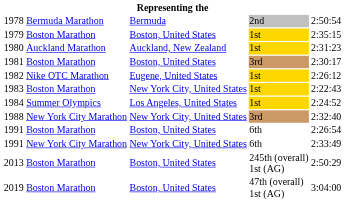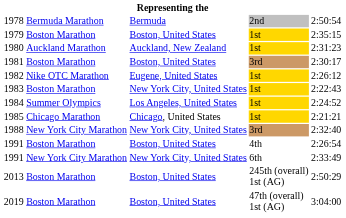+ row: (14, 116)
(256, 130) 6th -> (256, 144) 4th
